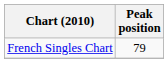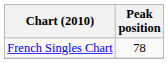(140, 48) 79 -> (140, 48) 78
